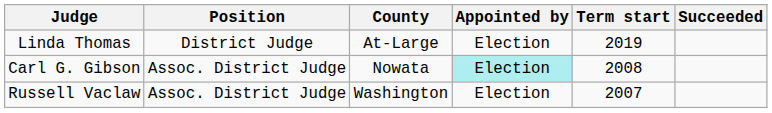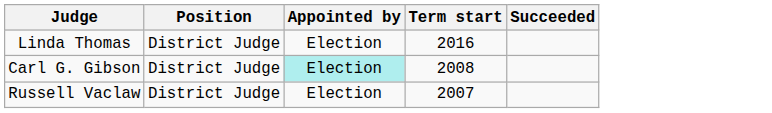- column: (401, 17)
(624, 43) 2019 -> (456, 43) 2016
(247, 69) Assoc. District Judge -> (214, 69) District Judge
(247, 94) Assoc. District Judge -> (214, 94) District Judge
